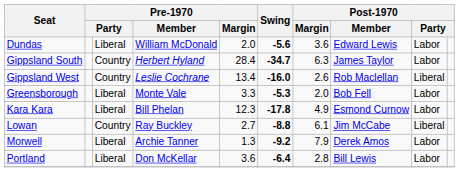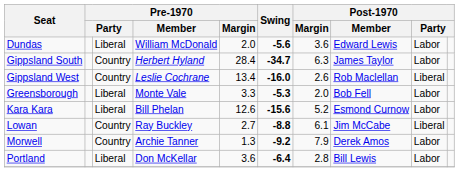(246, 110) 12.3 -> (246, 110) 12.6
(279, 110) -17.8 -> (279, 110) -15.6
(322, 110) 4.9 -> (322, 110) 5.2
(110, 142) Liberal -> (113, 142) Country
